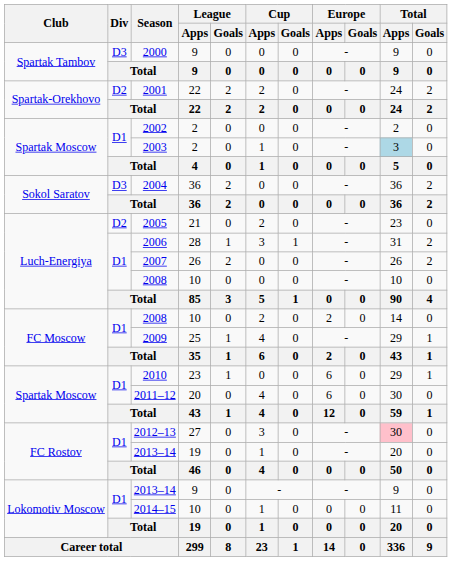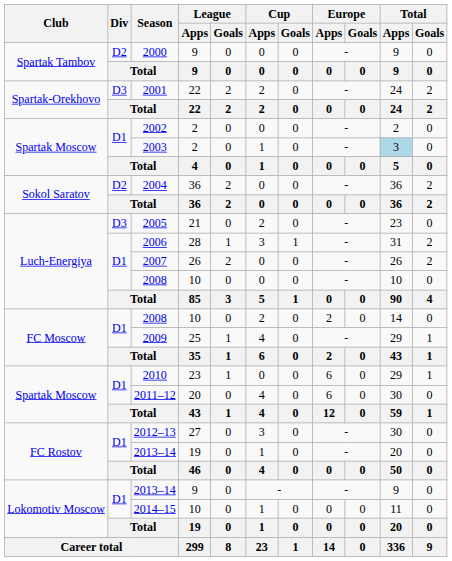(119, 52) D3 -> (119, 52) D2
(119, 90) D2 -> (119, 90) D3
(119, 185) D3 -> (119, 185) D2
(119, 223) D2 -> (119, 223) D3
(396, 432) pink background -> (396, 432) no background
